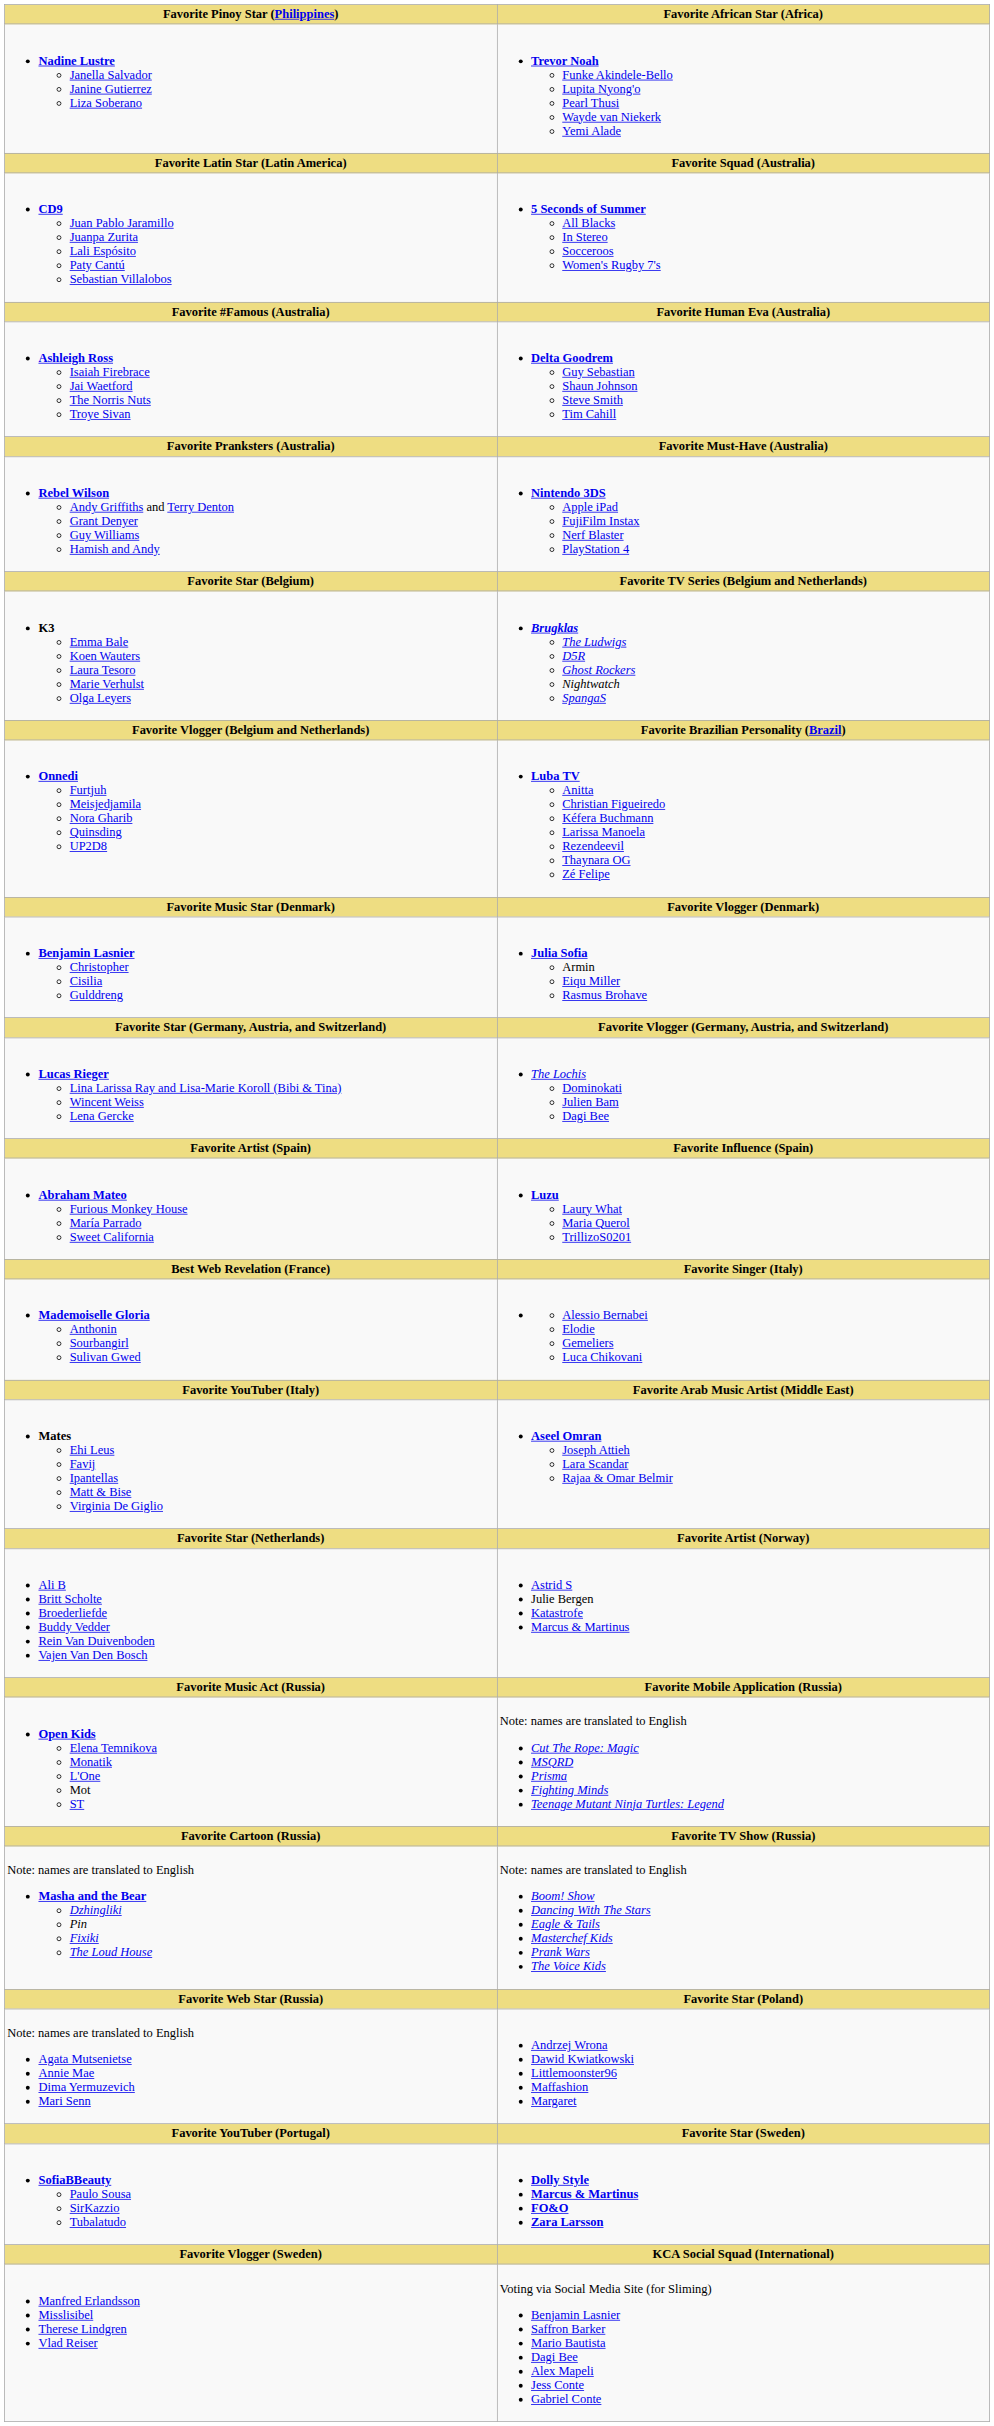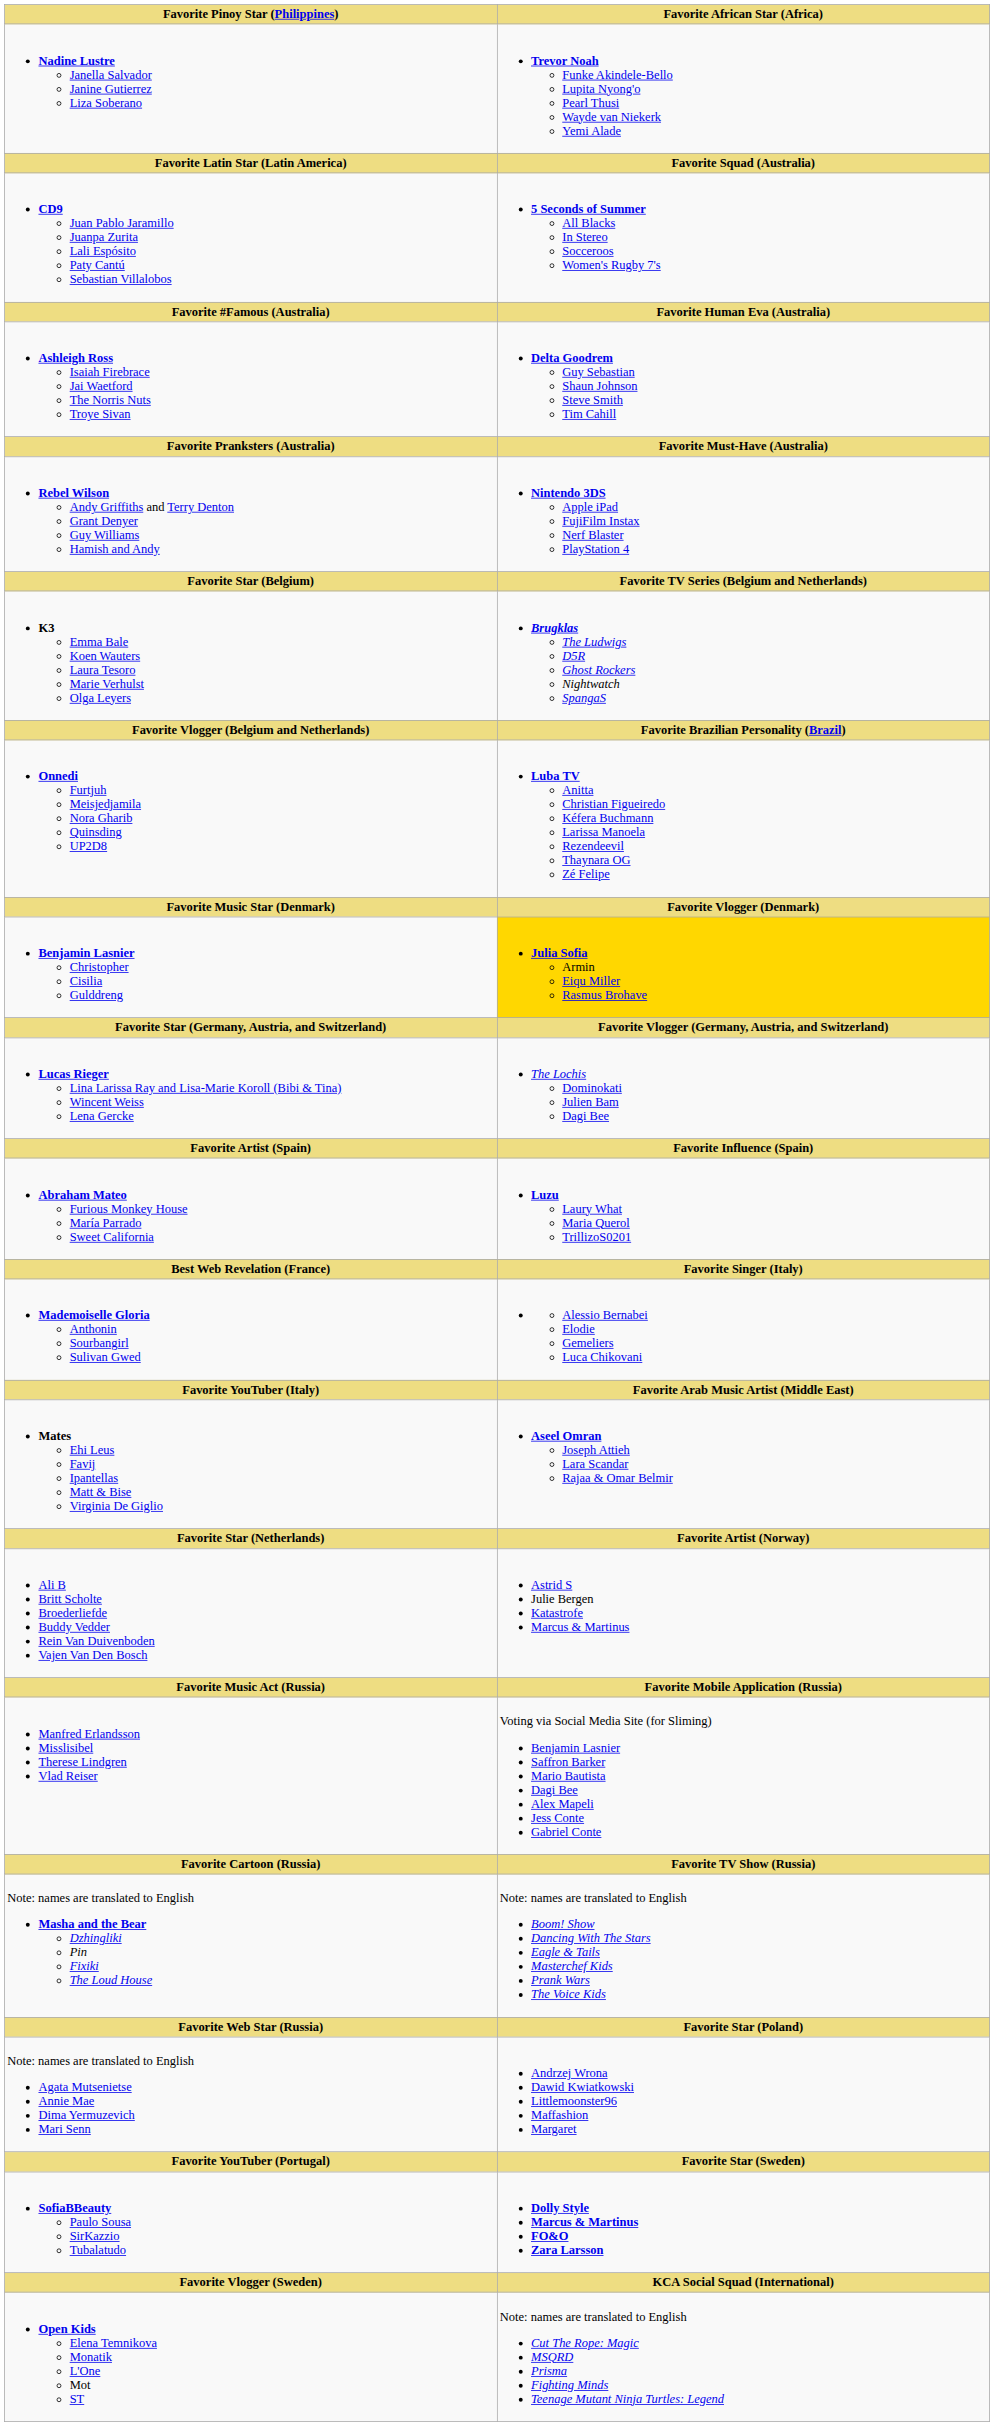(743, 974) no background -> (743, 974) gold background
rows swapped: (251, 1769) <-> (251, 2322)
